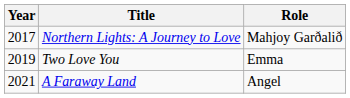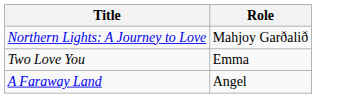- column: (22, 15)
